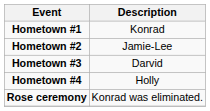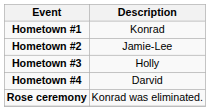(147, 64) Darvid -> (147, 64) Holly
(147, 81) Holly -> (147, 81) Darvid
